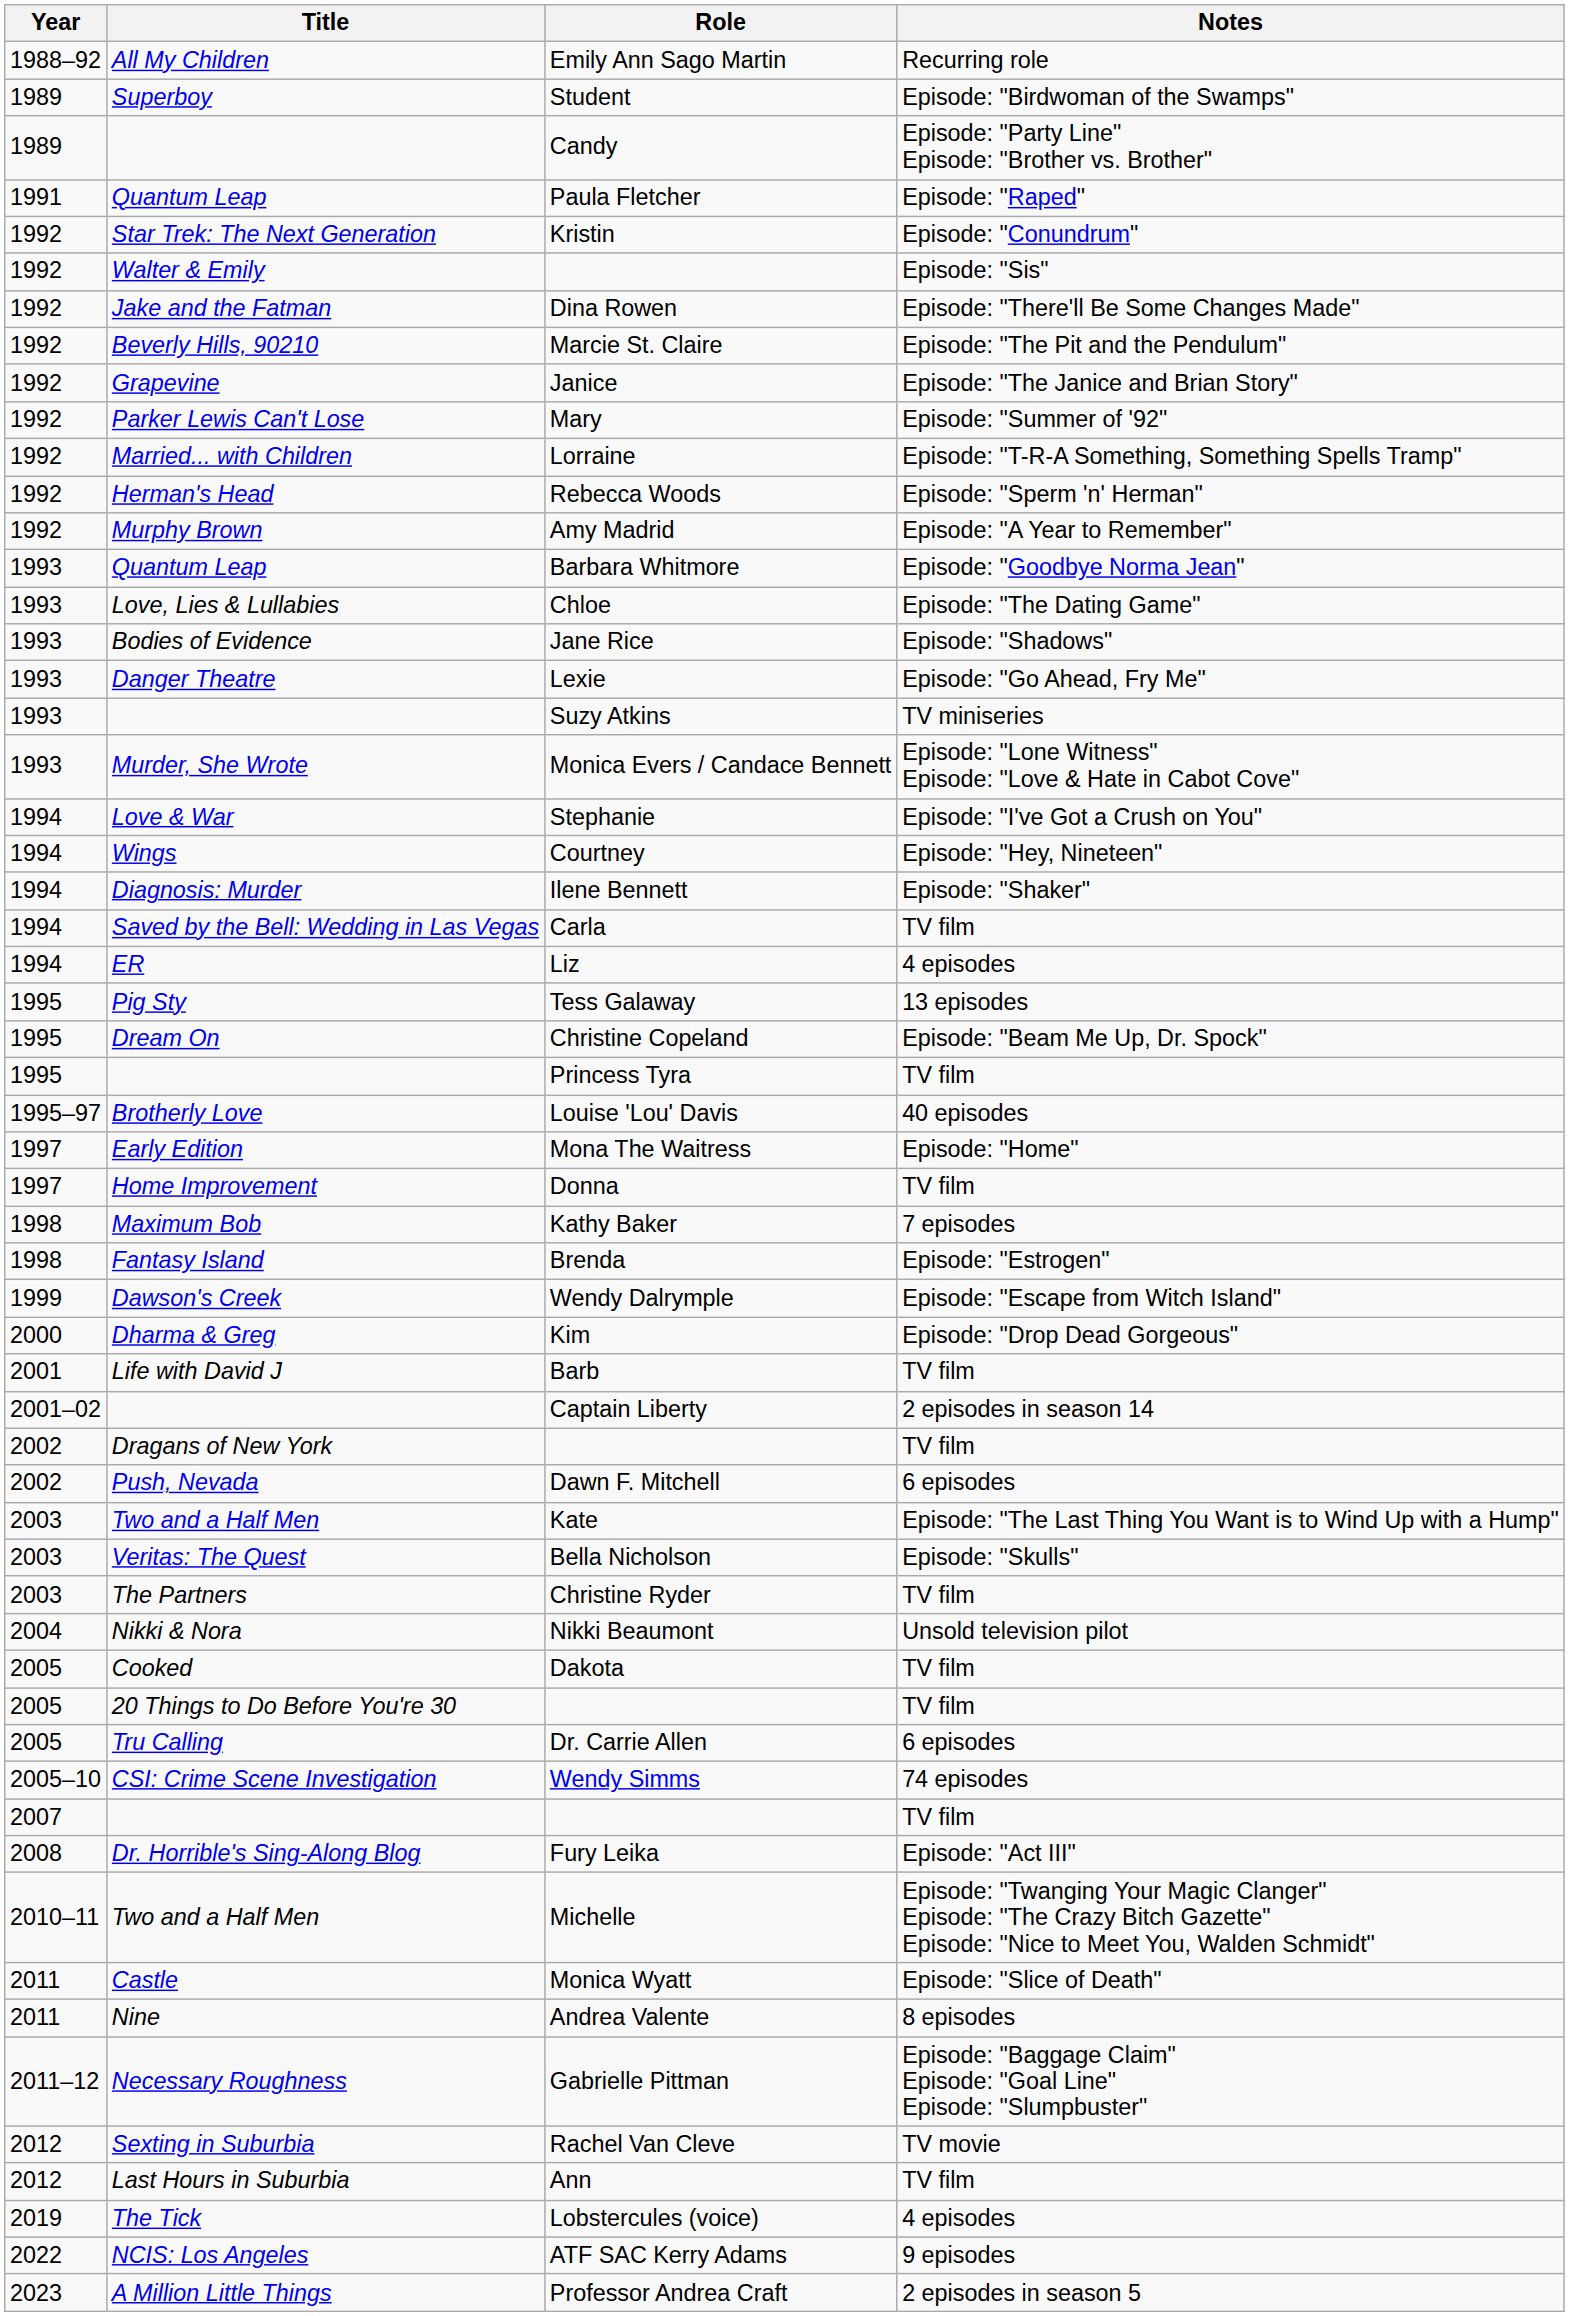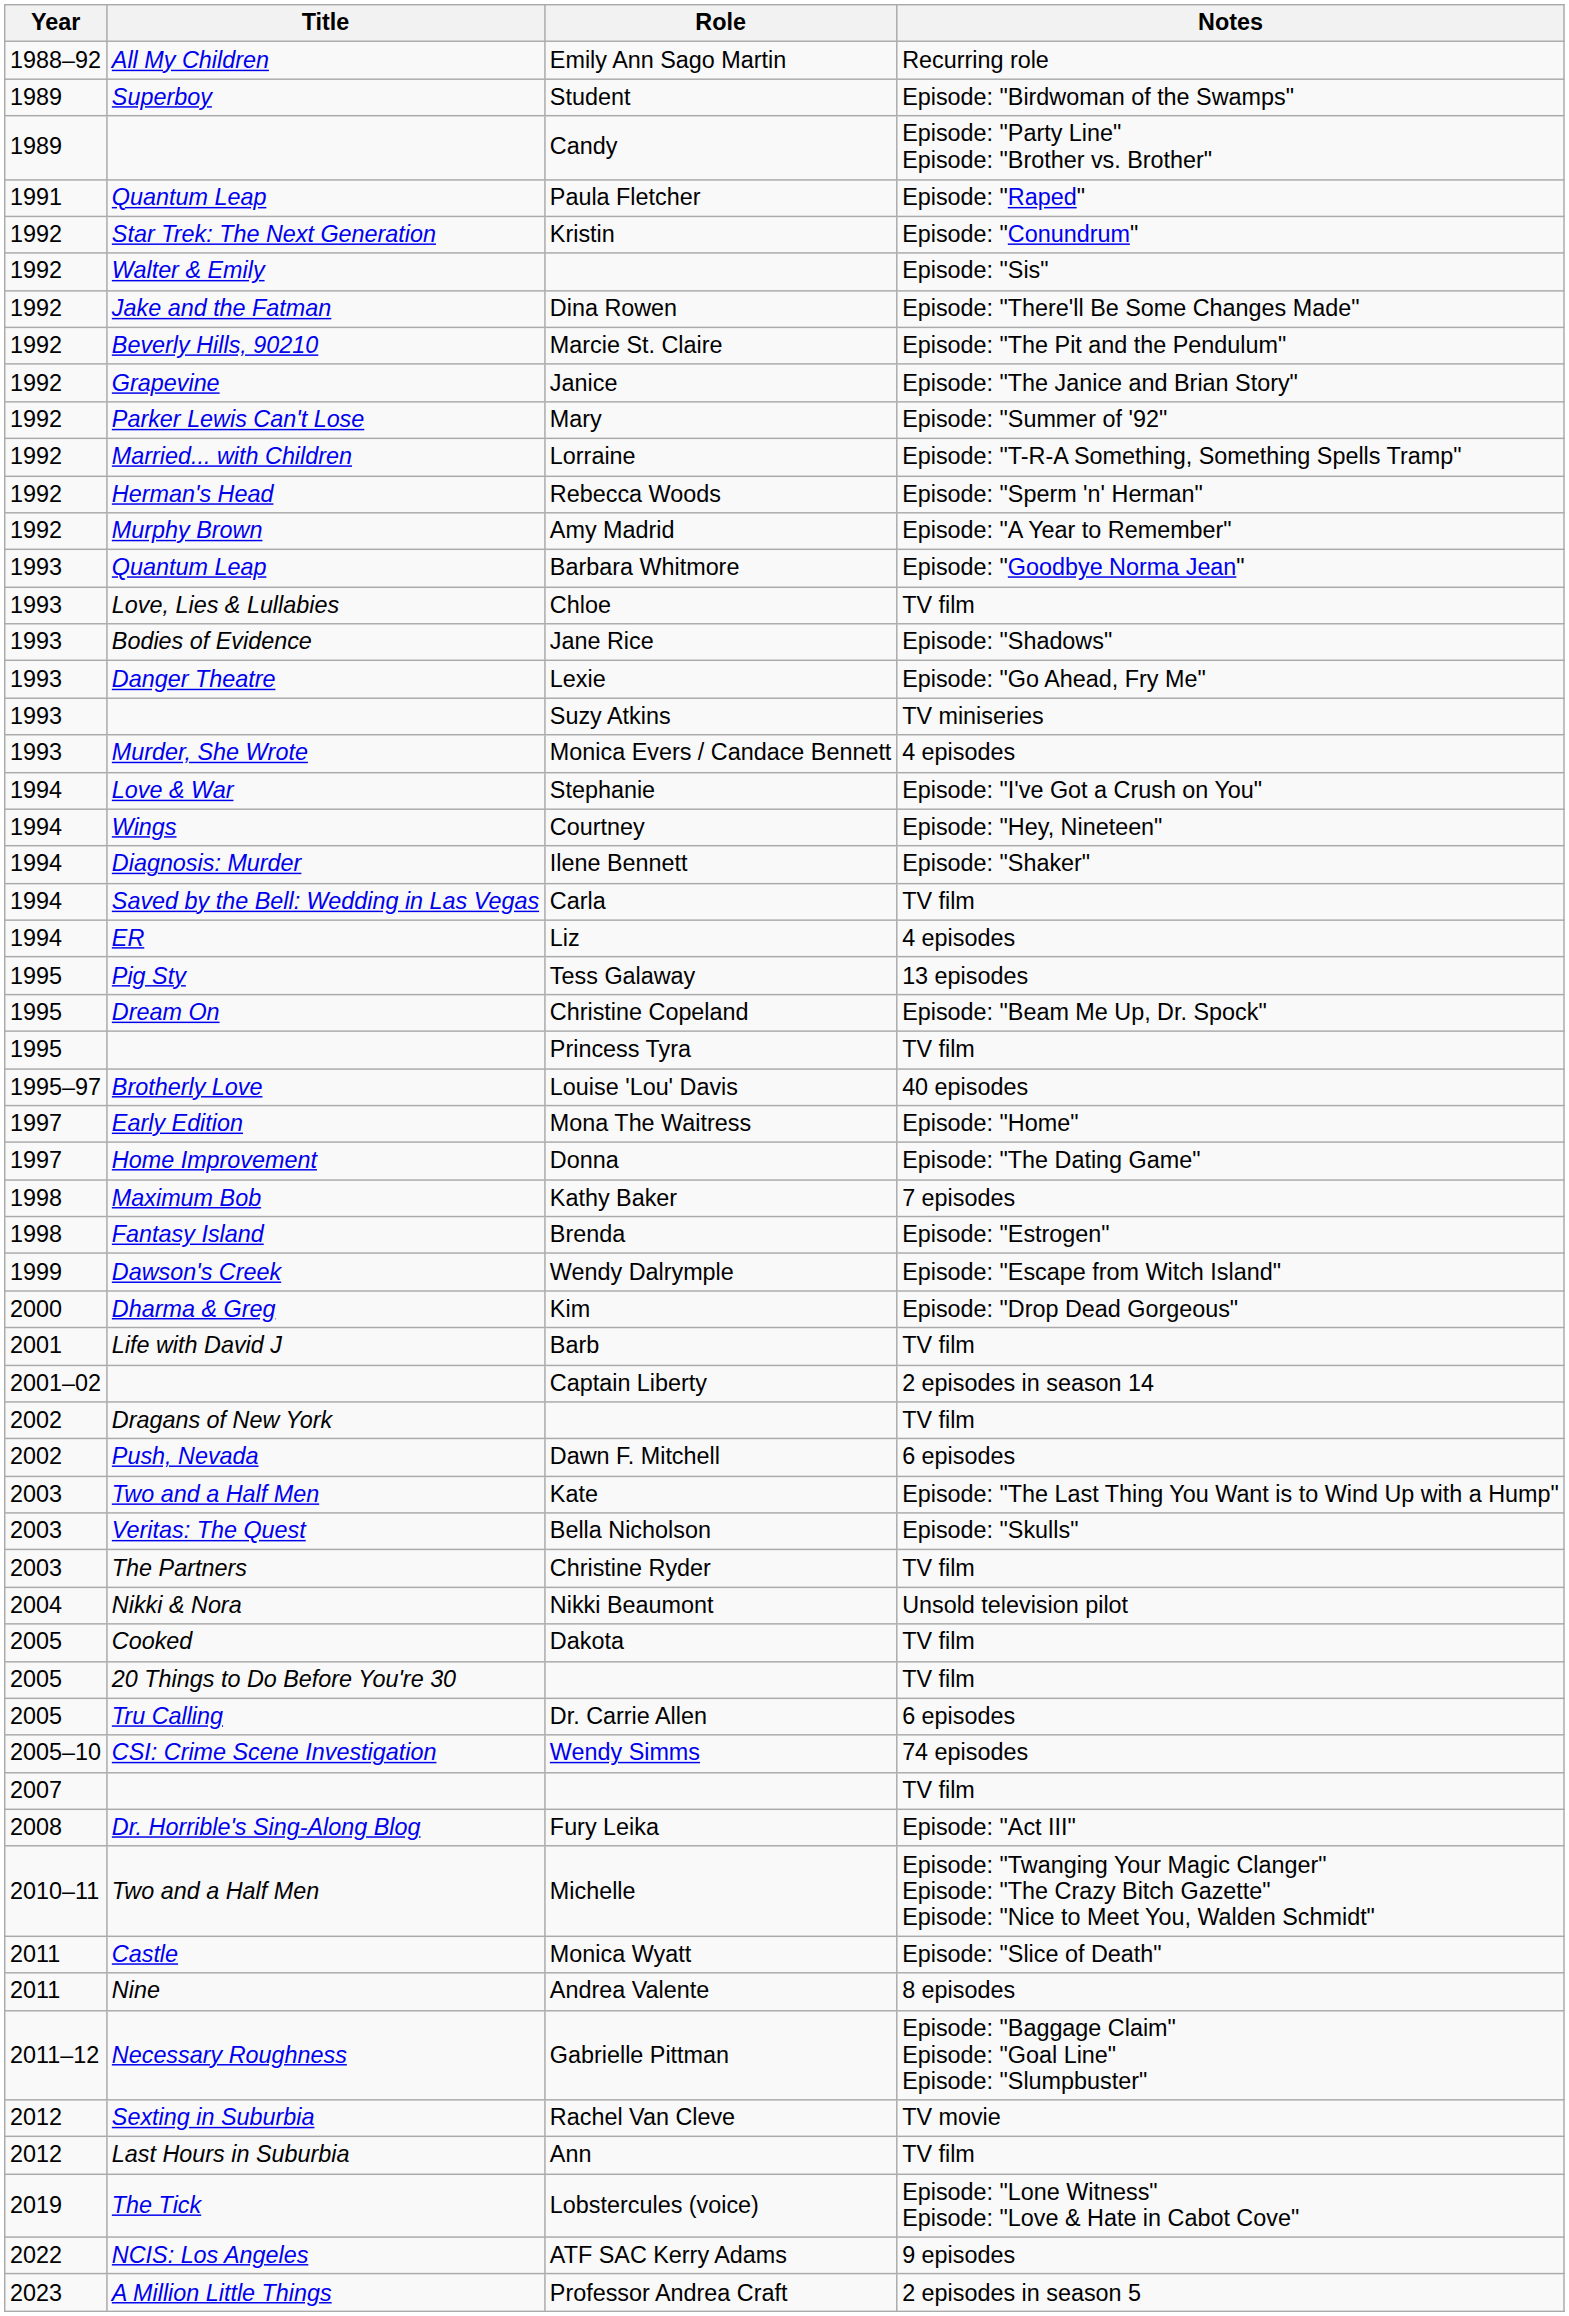(1051, 605) Episode: "The Dating Game" -> (938, 605) TV film
(1101, 766) Episode: "Lone Witness" Episode: "Love & Hate in Cabot Cove" -> (959, 753) 4 episodes
(938, 1187) TV film -> (1051, 1160) Episode: "The Dating Game"
(959, 2218) 4 episodes -> (1101, 2205) Episode: "Lone Witness" Episode: "Love & Hate in Cabot Cove"
